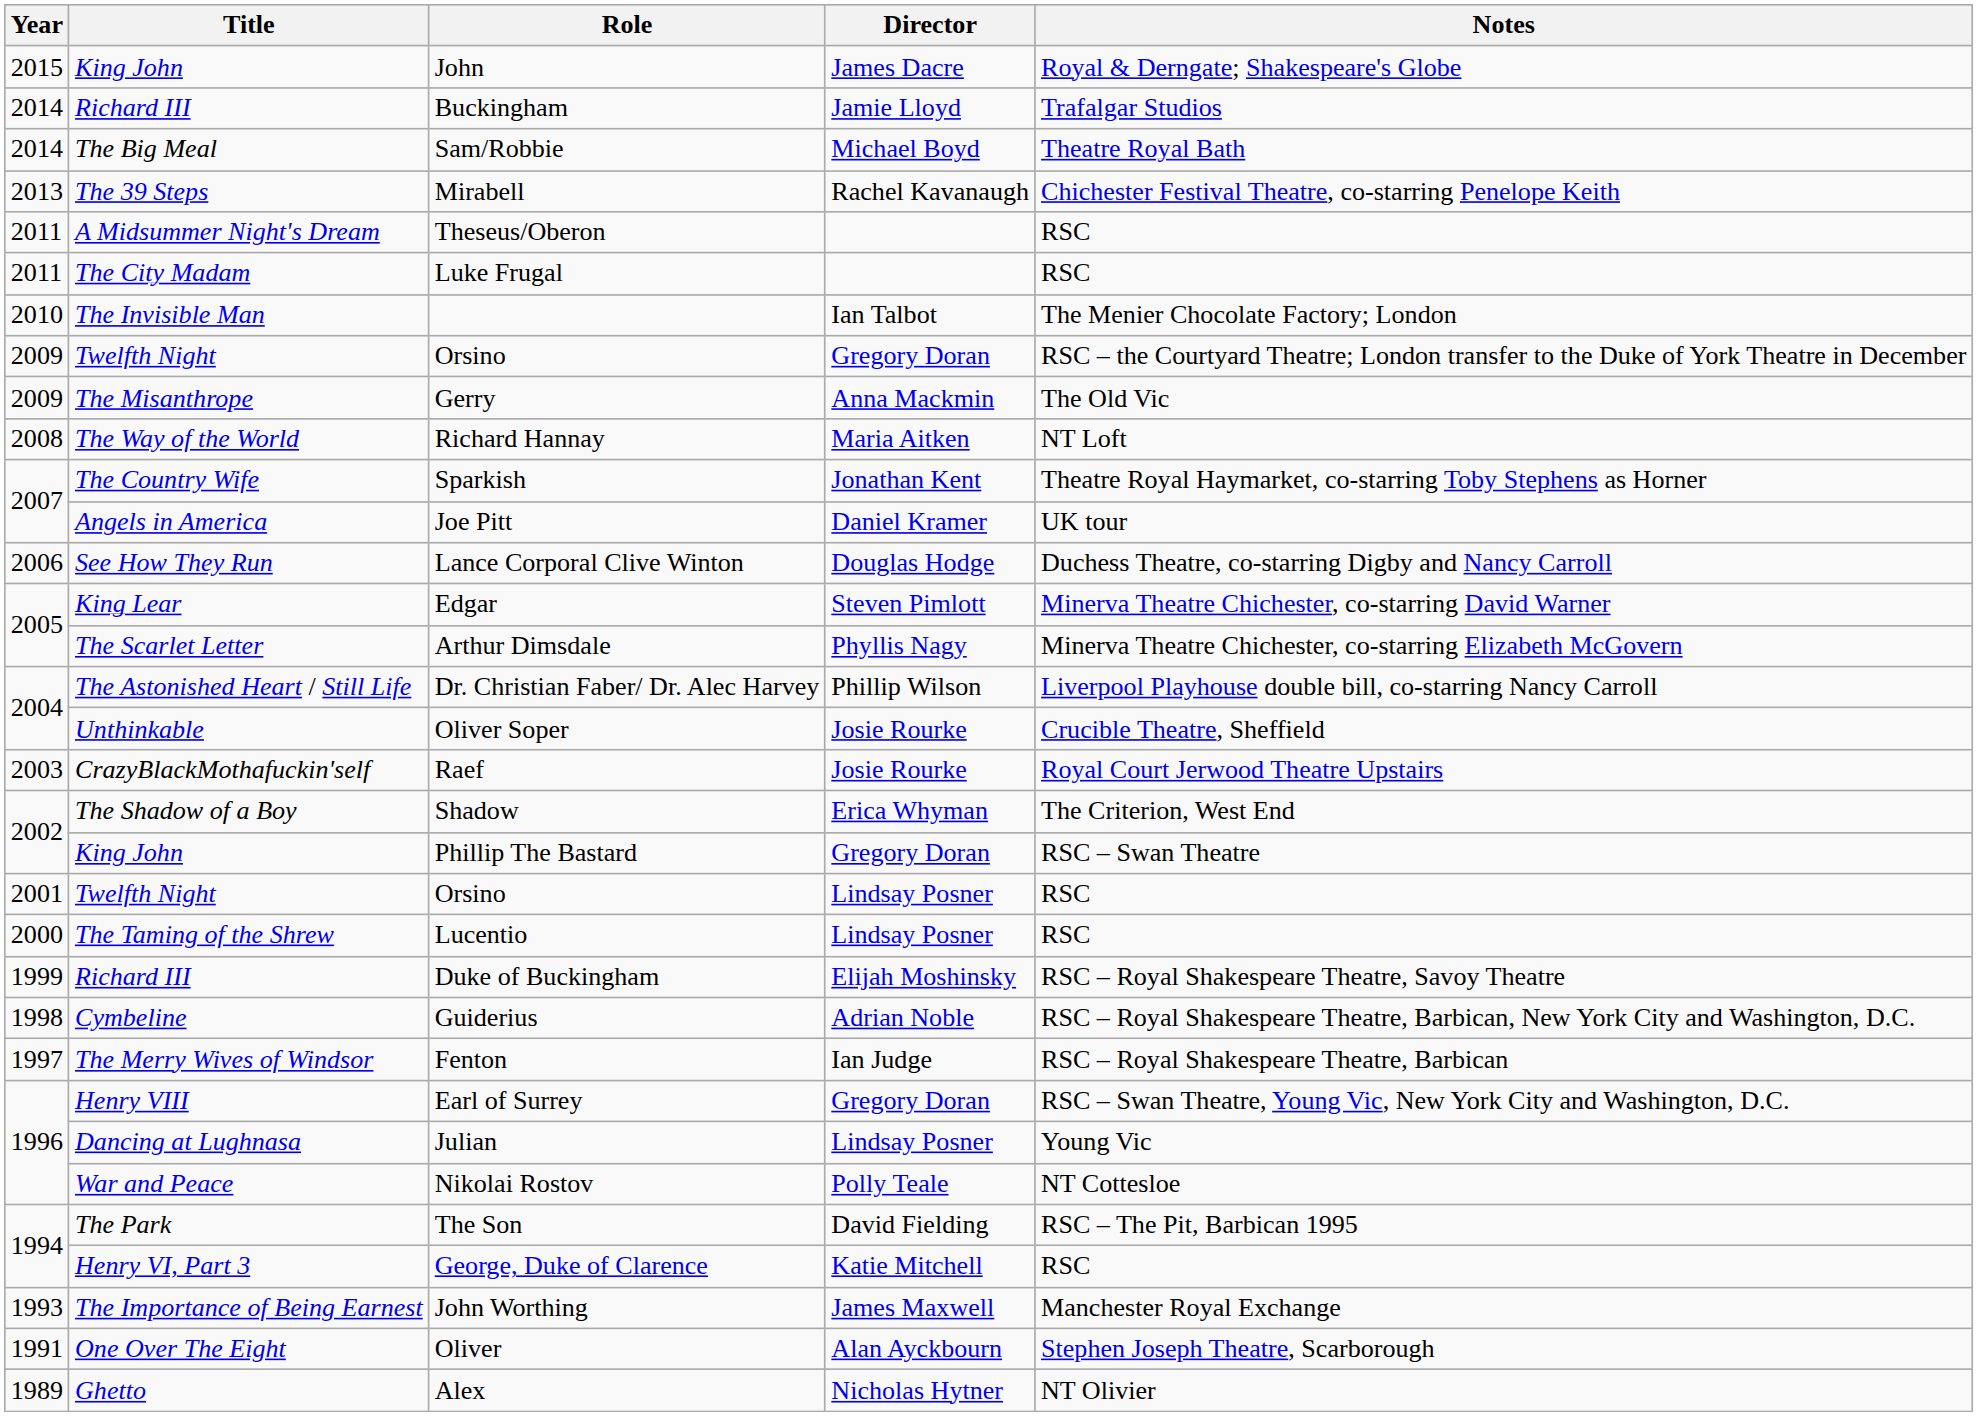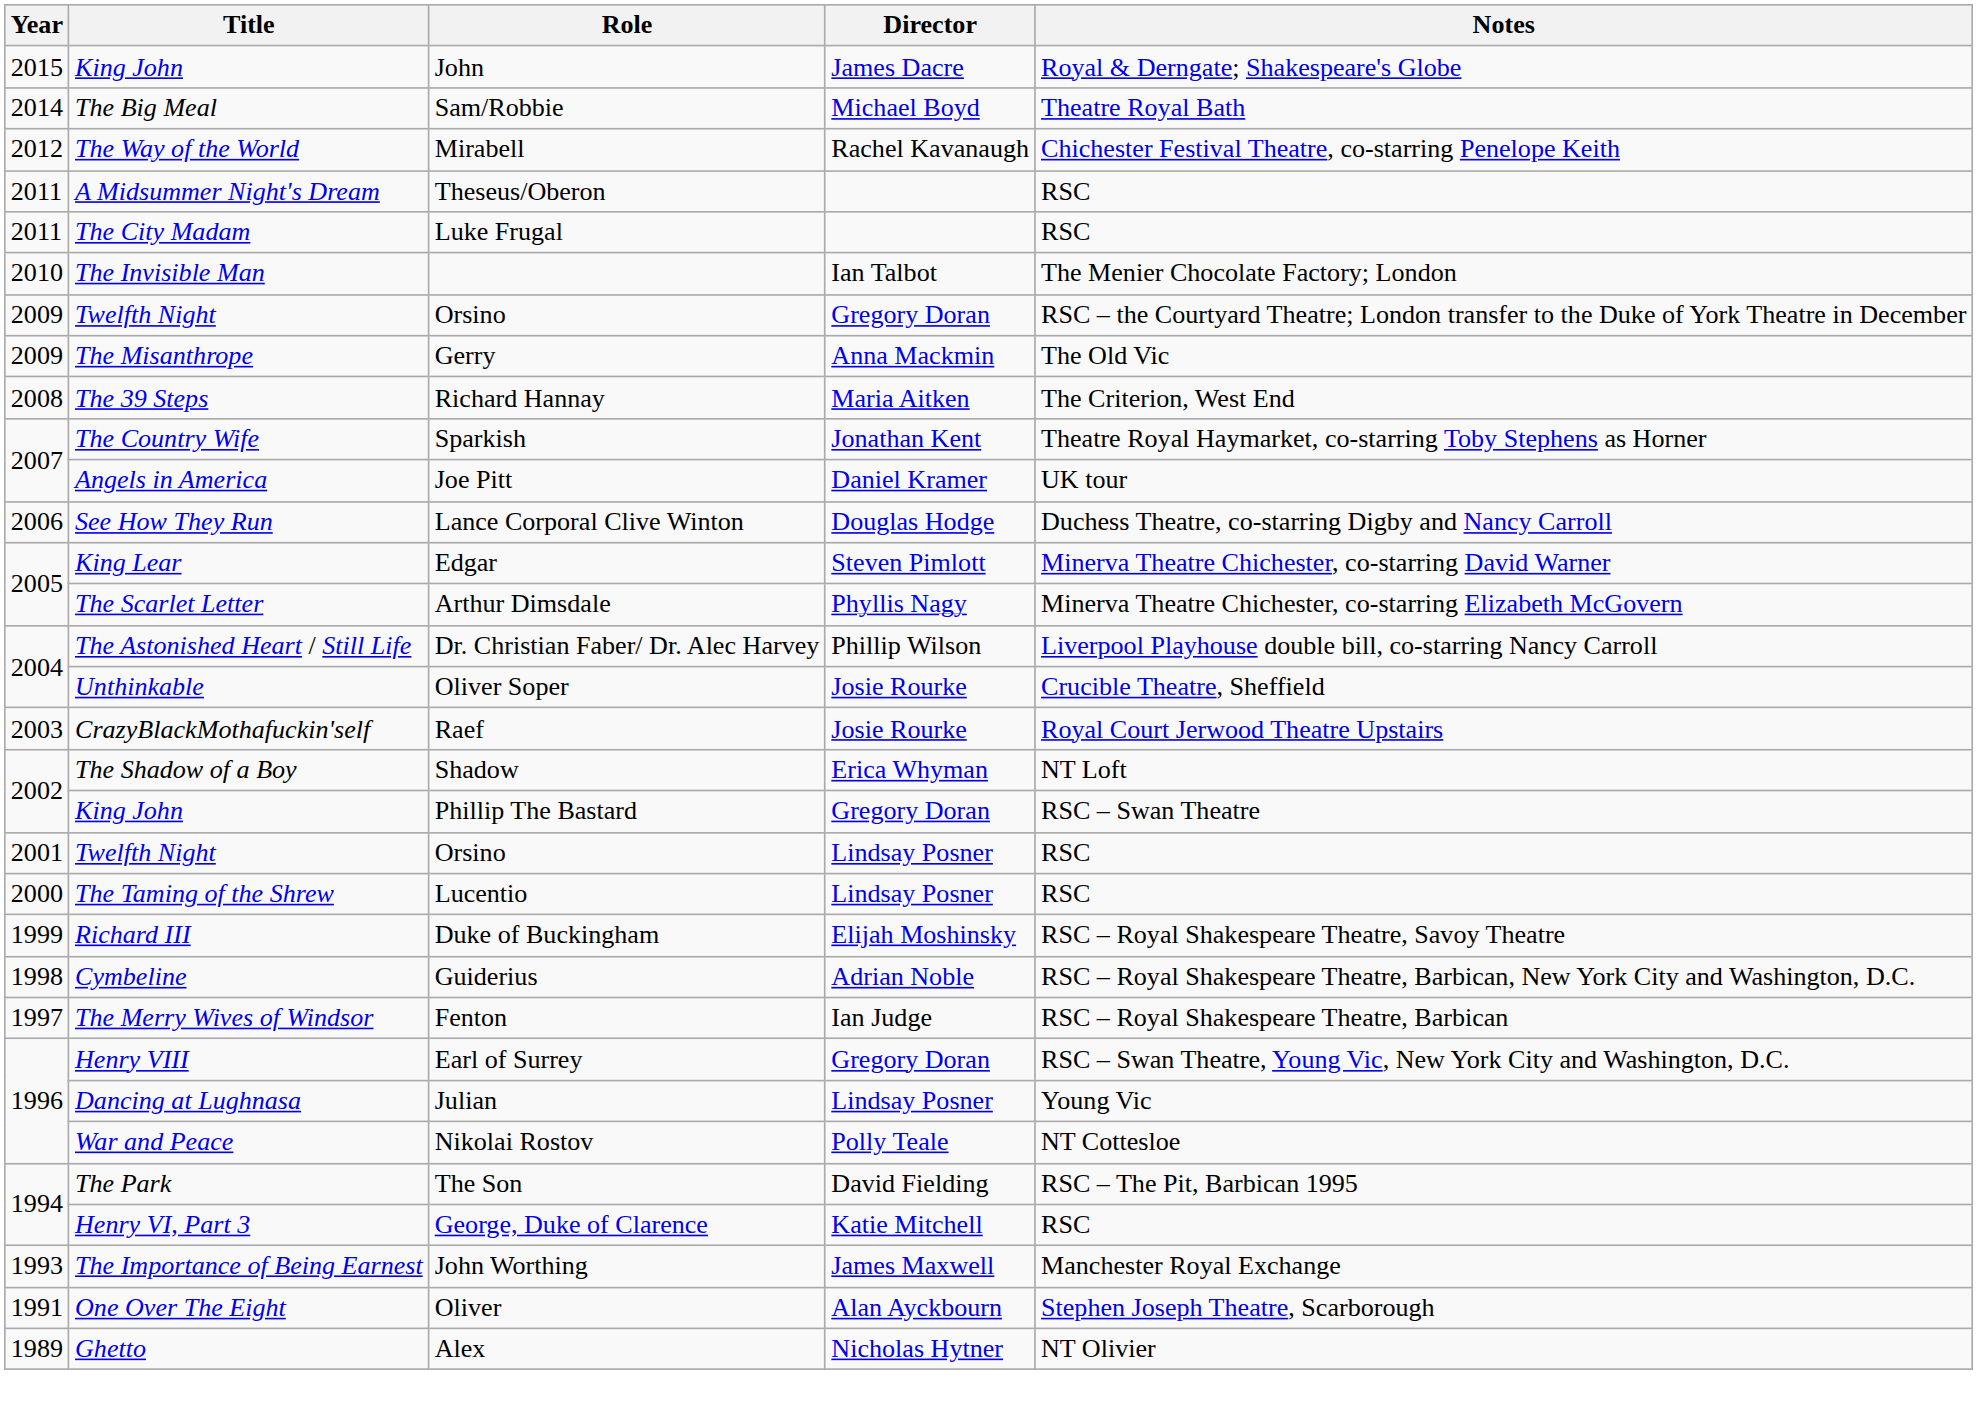- row: (501, 107)
(37, 190) 2013 -> (37, 149) 2012
(142, 190) The 39 Steps -> (187, 149) The Way of the World
(187, 438) The Way of the World -> (142, 397) The 39 Steps
(1084, 438) NT Loft -> (1168, 397) The Criterion, West End
(1168, 811) The Criterion, West End -> (1084, 769) NT Loft
